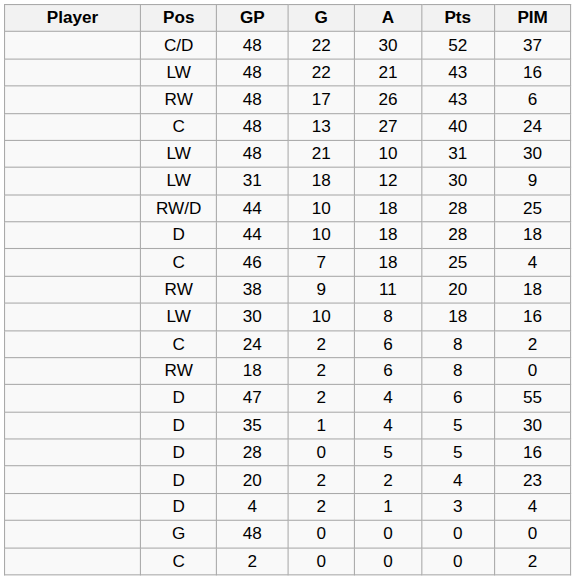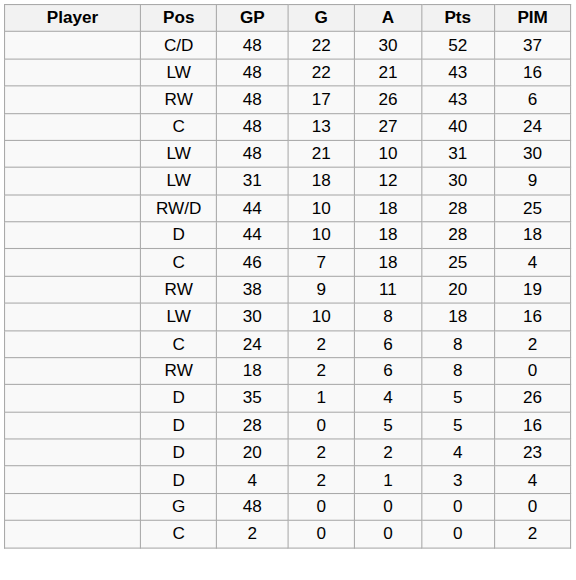(533, 289) 18 -> (533, 289) 19
- row: (179, 398)
(533, 425) 30 -> (533, 398) 26
